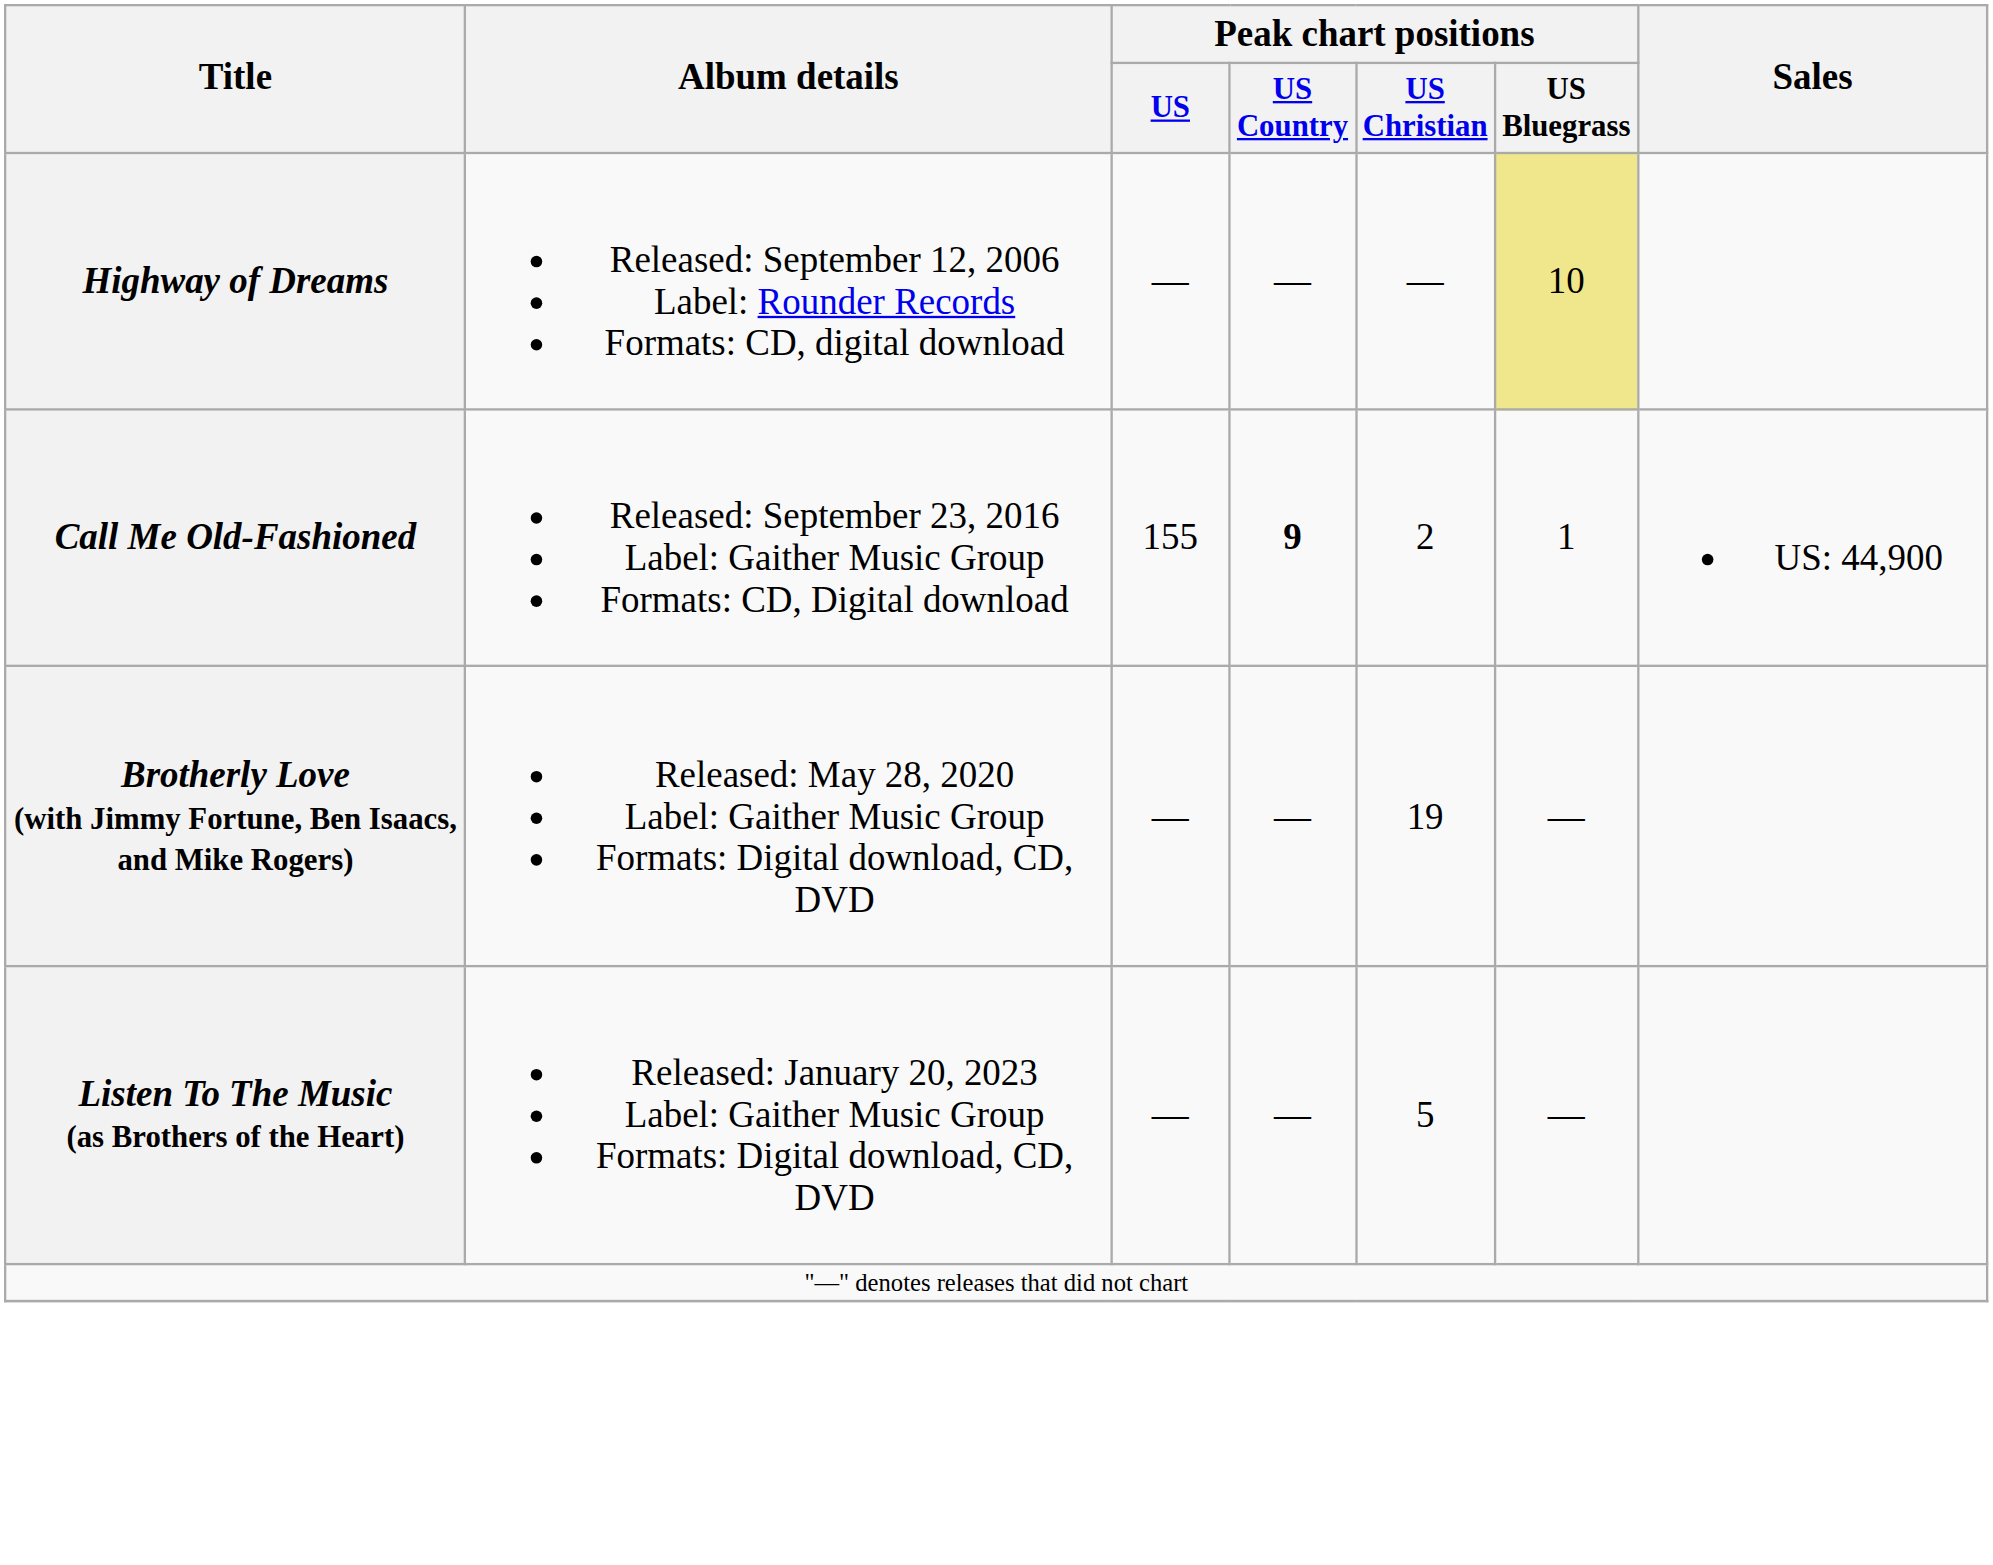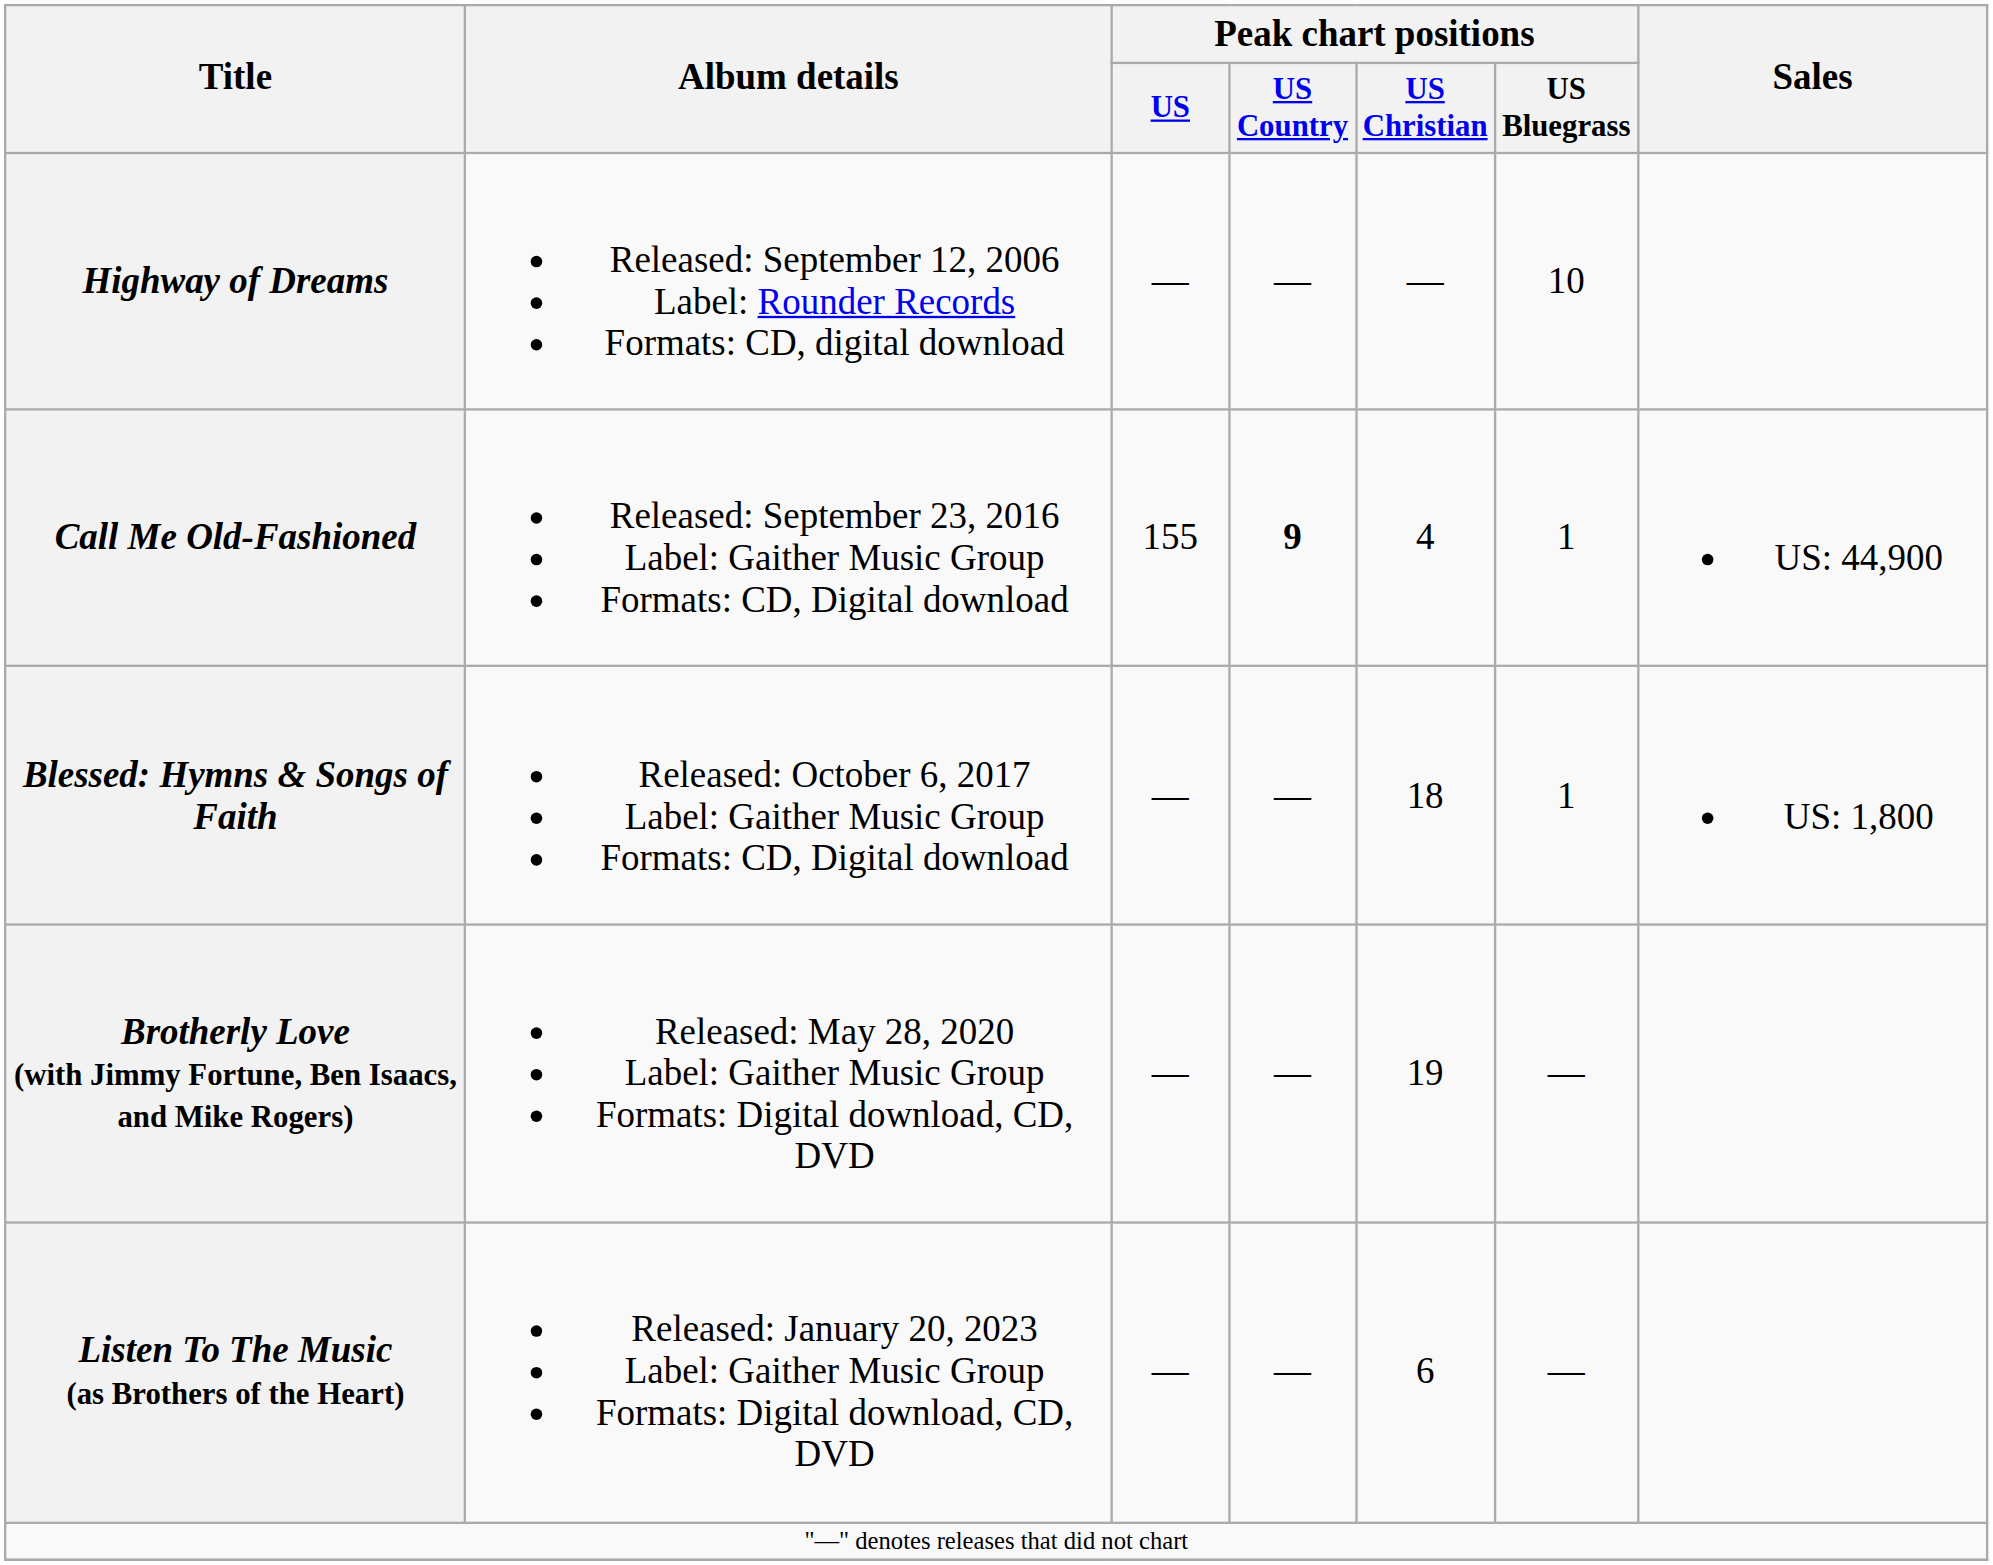(1566, 280) khaki background -> (1566, 280) no background
(1425, 537) 2 -> (1425, 537) 4
+ row: (235, 794)
(1425, 1114) 5 -> (1425, 1371) 6
